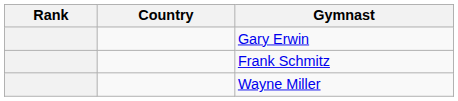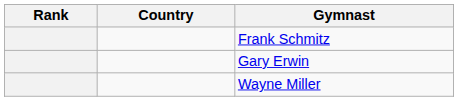rows swapped: (273, 38) <-> (284, 61)
